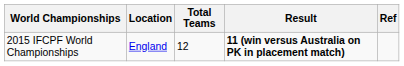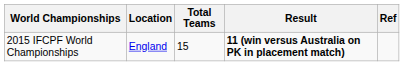(183, 46) 12 -> (183, 46) 15
